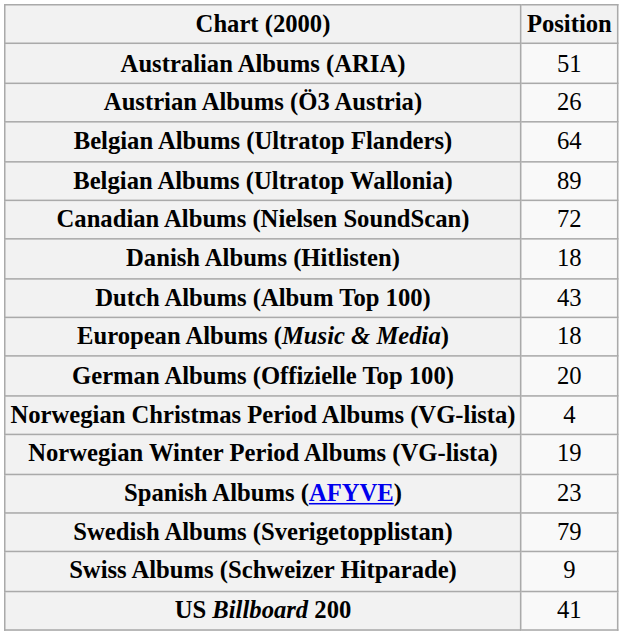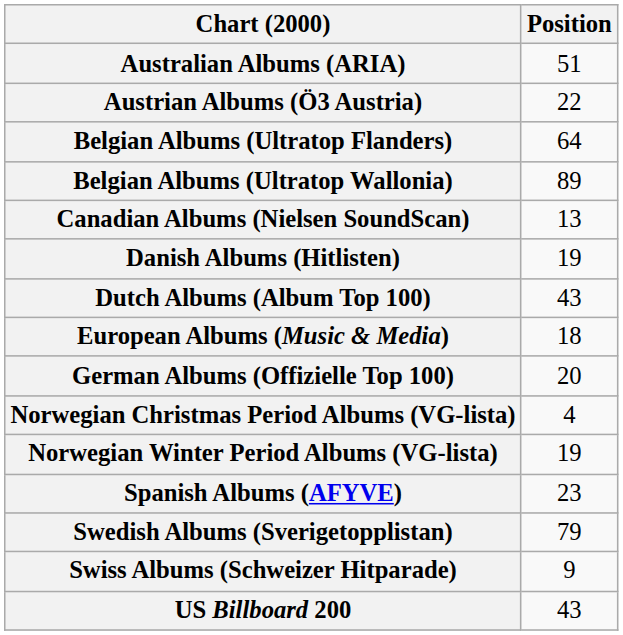(569, 102) 26 -> (569, 102) 22
(569, 219) 72 -> (569, 219) 13
(569, 258) 18 -> (569, 258) 19
(569, 610) 41 -> (569, 610) 43
